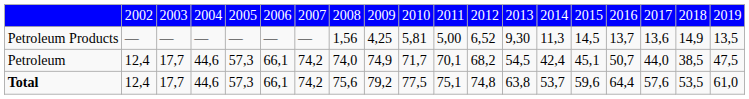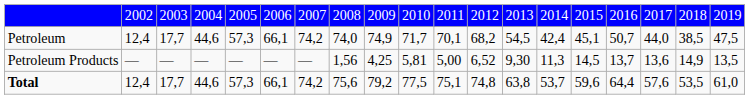rows swapped: (63, 37) <-> (37, 60)
